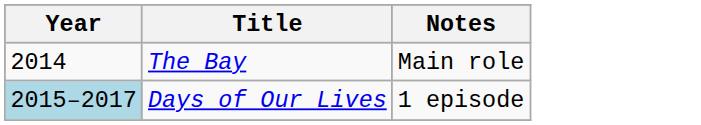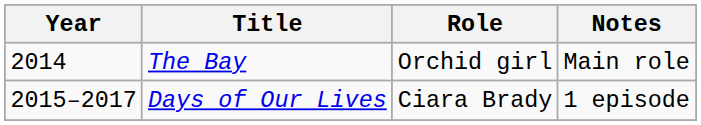+ column: (475, 24)
(74, 100) lightblue background -> (74, 100) no background
